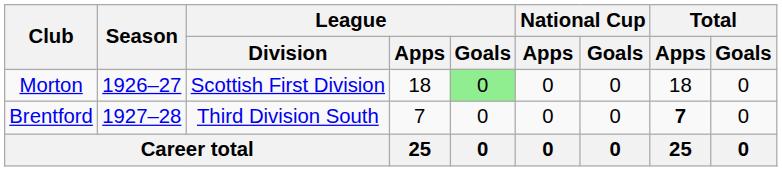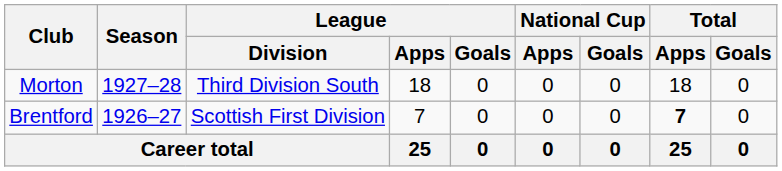(142, 85) 1926–27 -> (142, 85) 1927–28
(288, 85) Scottish First Division -> (288, 85) Third Division South
(483, 85) lightgreen background -> (483, 85) no background
(142, 117) 1927–28 -> (142, 117) 1926–27
(288, 117) Third Division South -> (288, 117) Scottish First Division
